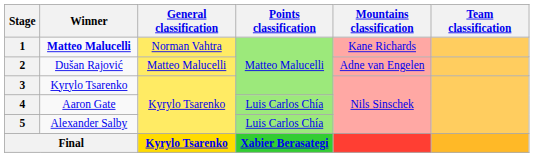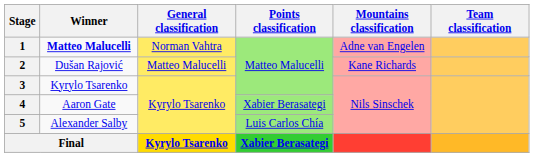(382, 47) Kane Richards -> (382, 47) Adne van Engelen
(382, 66) Adne van Engelen -> (382, 66) Kane Richards
(284, 104) Luis Carlos Chía -> (284, 104) Xabier Berasategi
